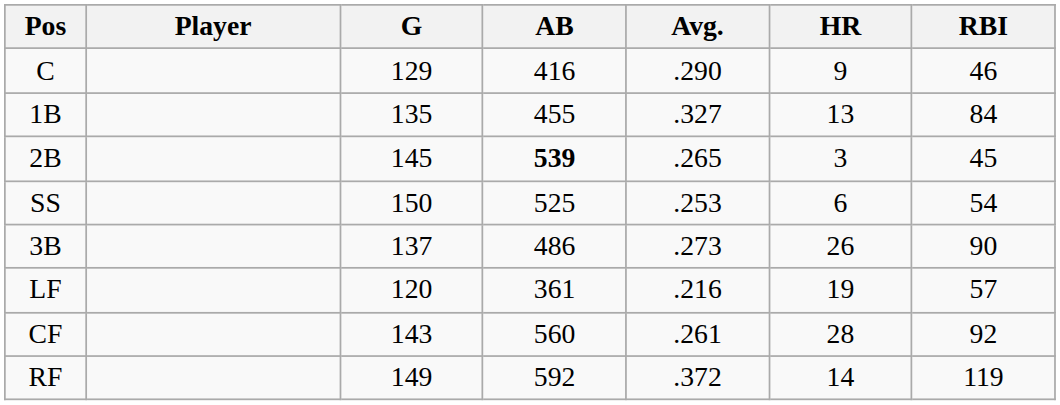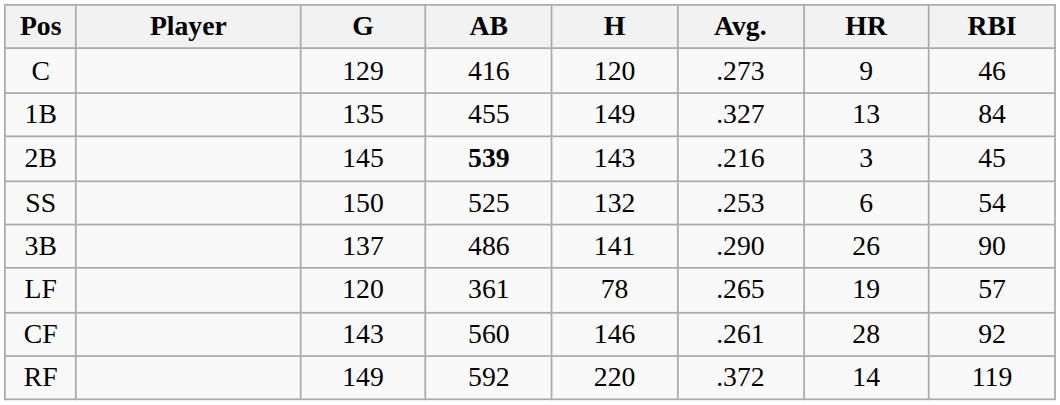+ column: (615, 26)
(698, 70) .290 -> (740, 70) .273
(698, 158) .265 -> (740, 158) .216
(698, 245) .273 -> (740, 245) .290
(698, 289) .216 -> (740, 289) .265
